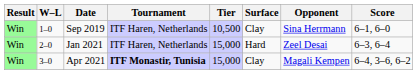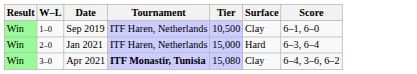- column: (316, 12)
(226, 61) 15,000 -> (226, 61) 15,080
